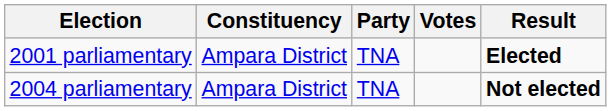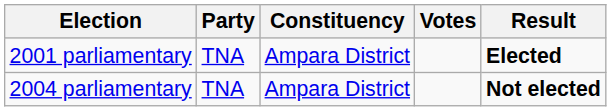columns swapped: (274, 21) <-> (383, 21)
